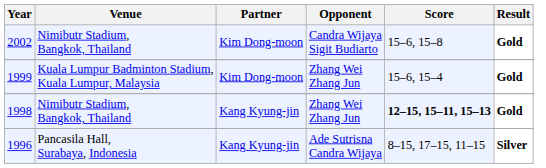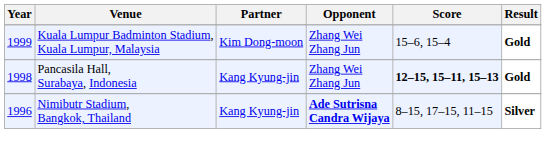- row: (20, 42)
(84, 111) Nimibutr Stadium, Bangkok, Thailand -> (87, 77) Pancasila Hall, Surabaya, Indonesia
(87, 146) Pancasila Hall, Surabaya, Indonesia -> (84, 111) Nimibutr Stadium, Bangkok, Thailand
(345, 146) normal -> (349, 111) bold
